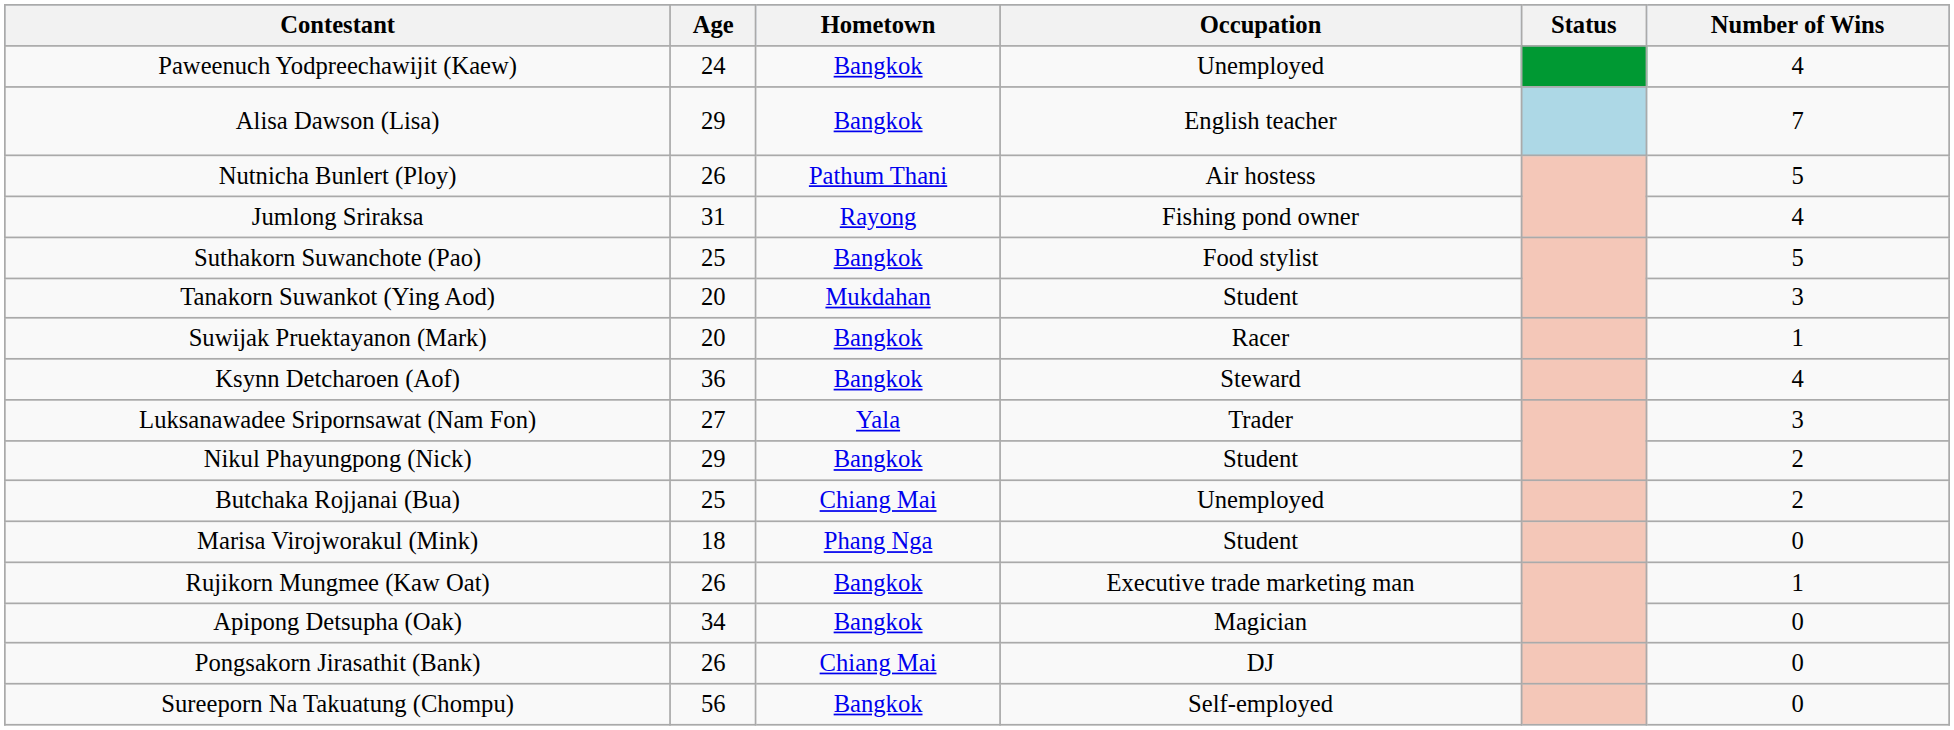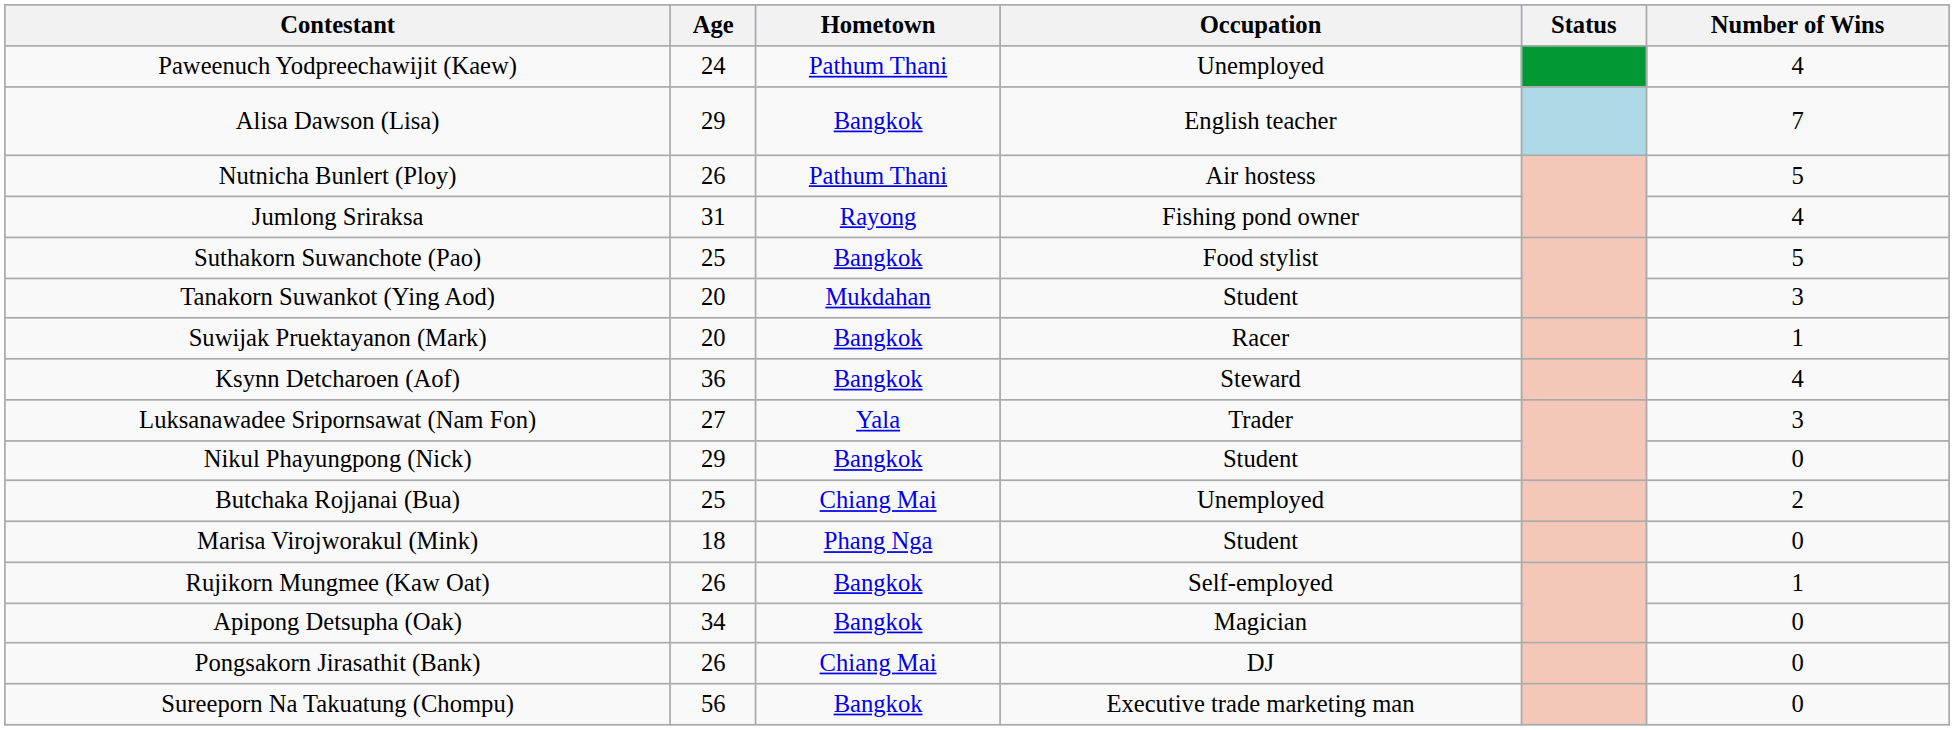(878, 65) Bangkok -> (878, 65) Pathum Thani
(1798, 460) 2 -> (1798, 460) 0
(1261, 582) Executive trade marketing man -> (1261, 582) Self-employed
(1261, 704) Self-employed -> (1261, 704) Executive trade marketing man
